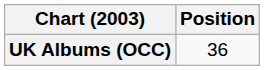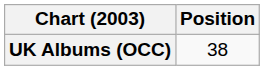(218, 49) 36 -> (218, 49) 38
